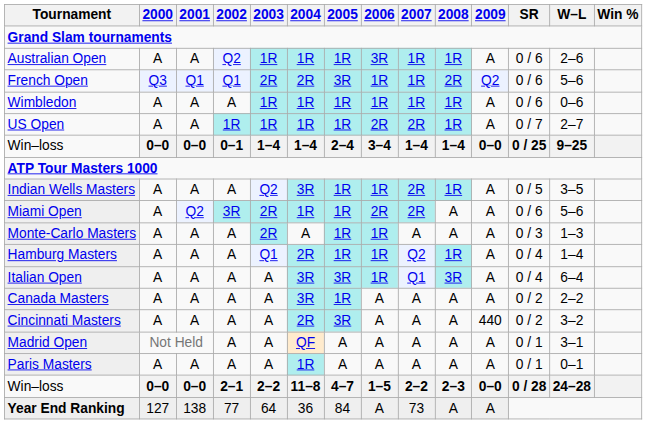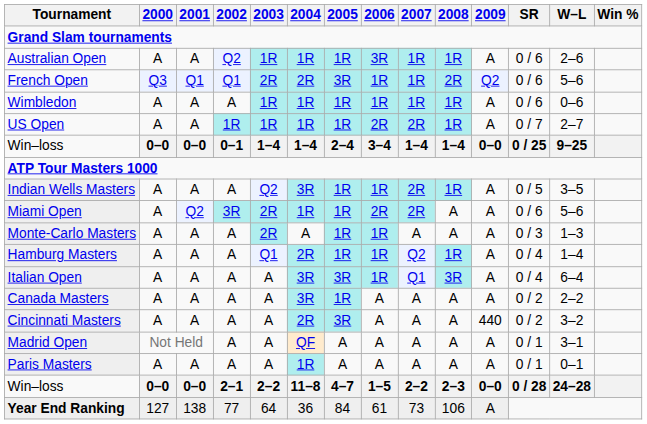(379, 408) A -> (379, 408) 61
(453, 408) A -> (453, 408) 106
